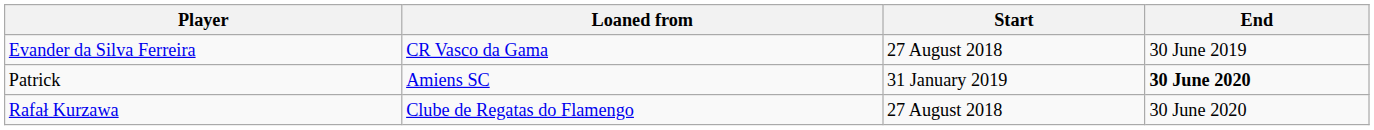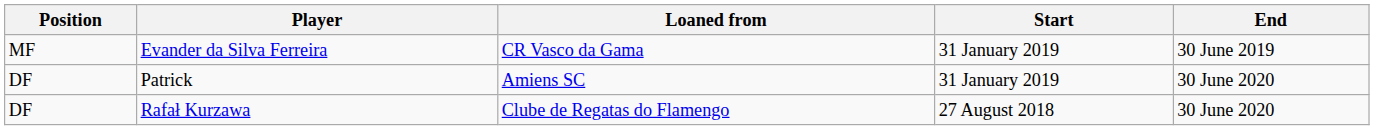+ column: (70, 19)
(945, 49) 27 August 2018 -> (999, 49) 31 January 2019
(1200, 79) bold -> (1226, 79) normal
